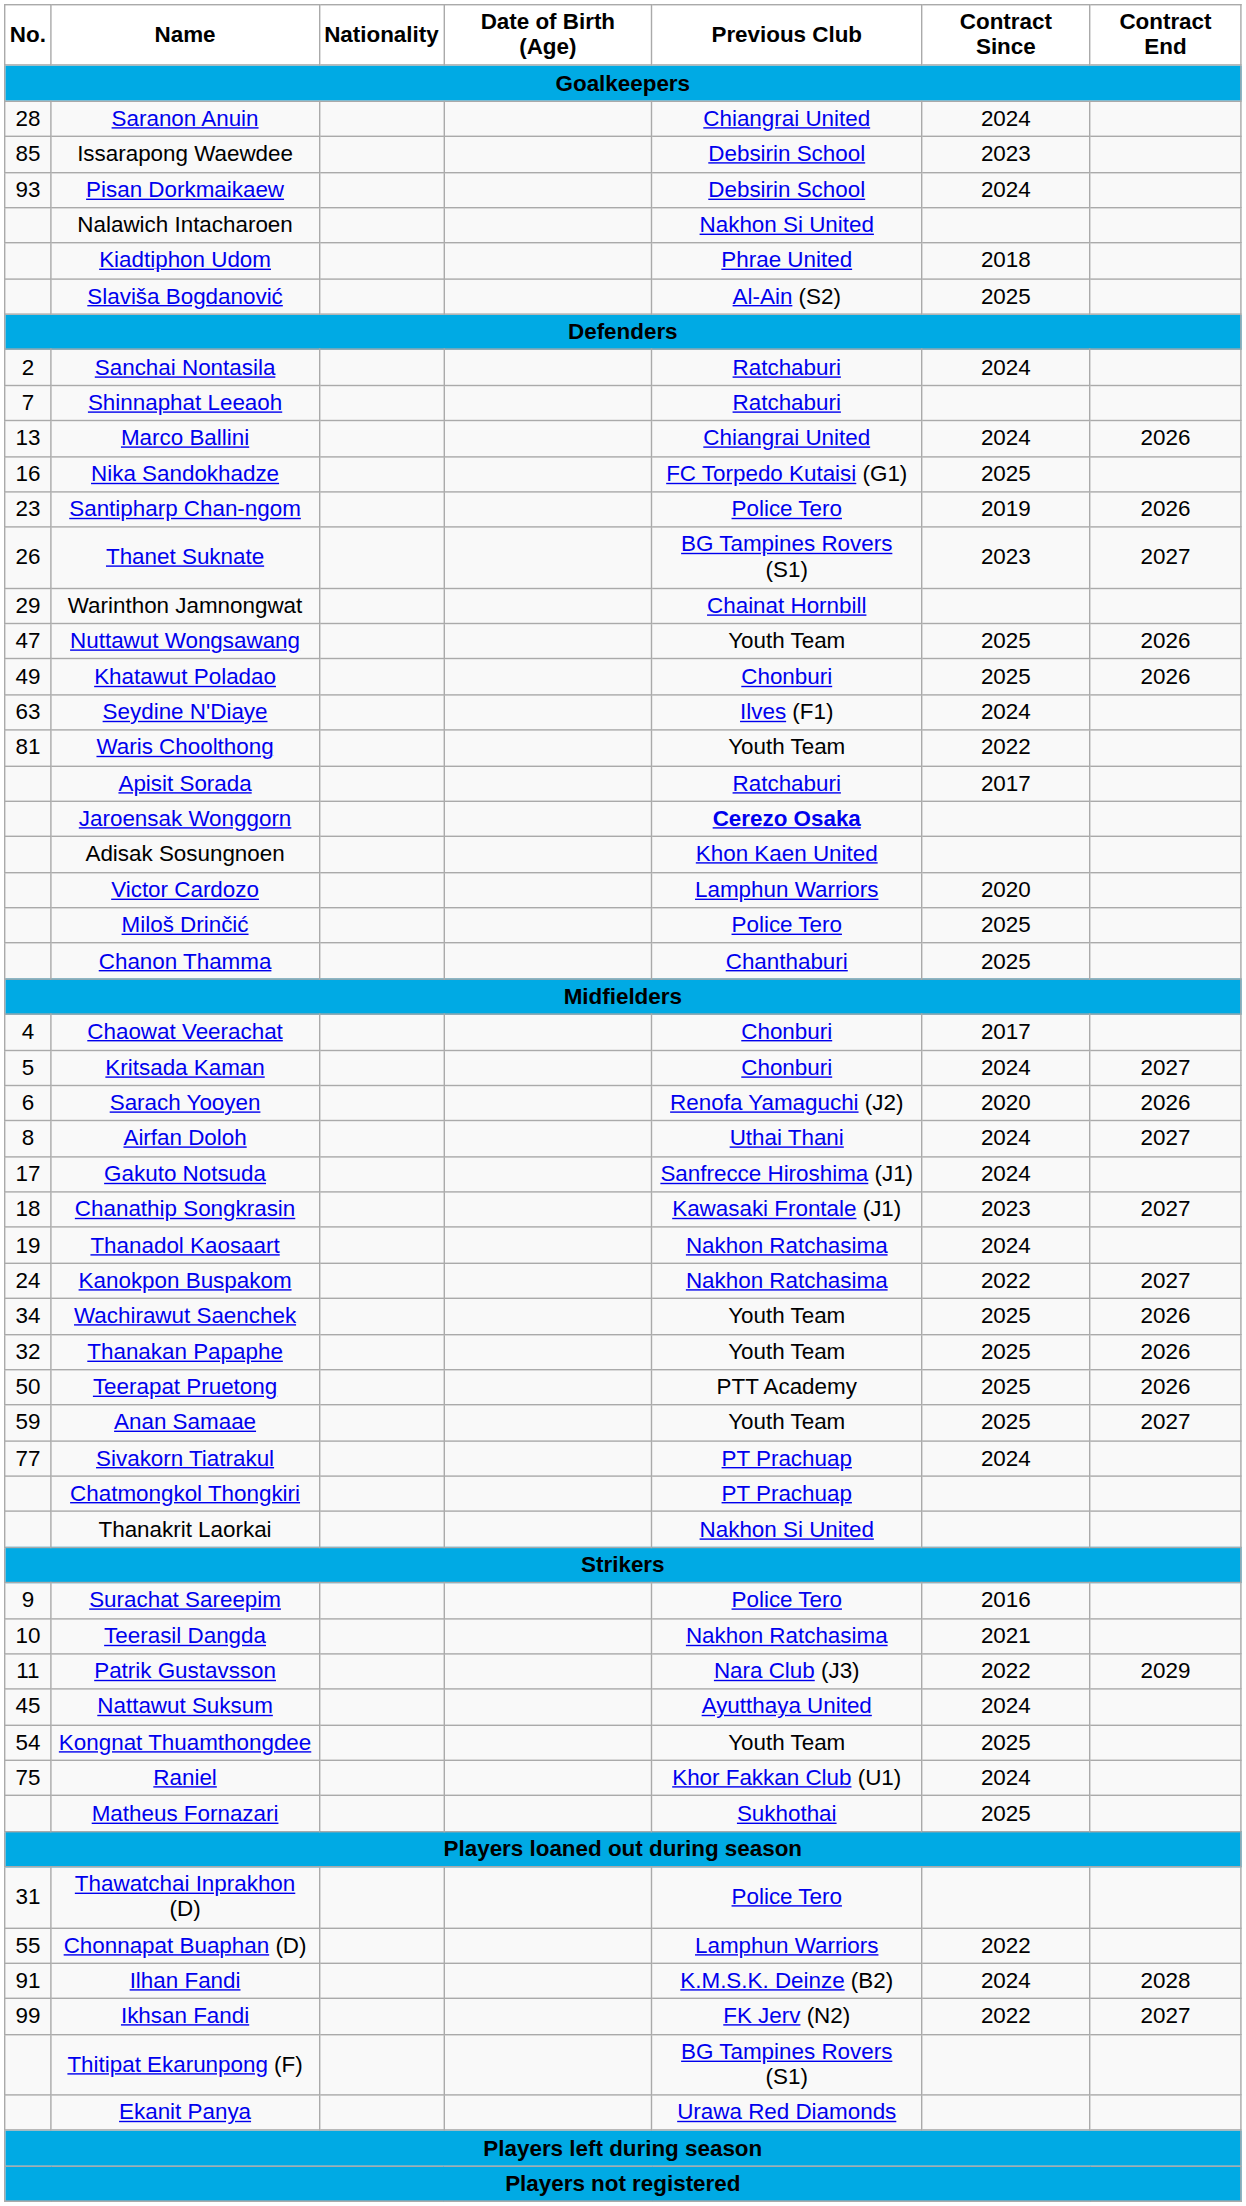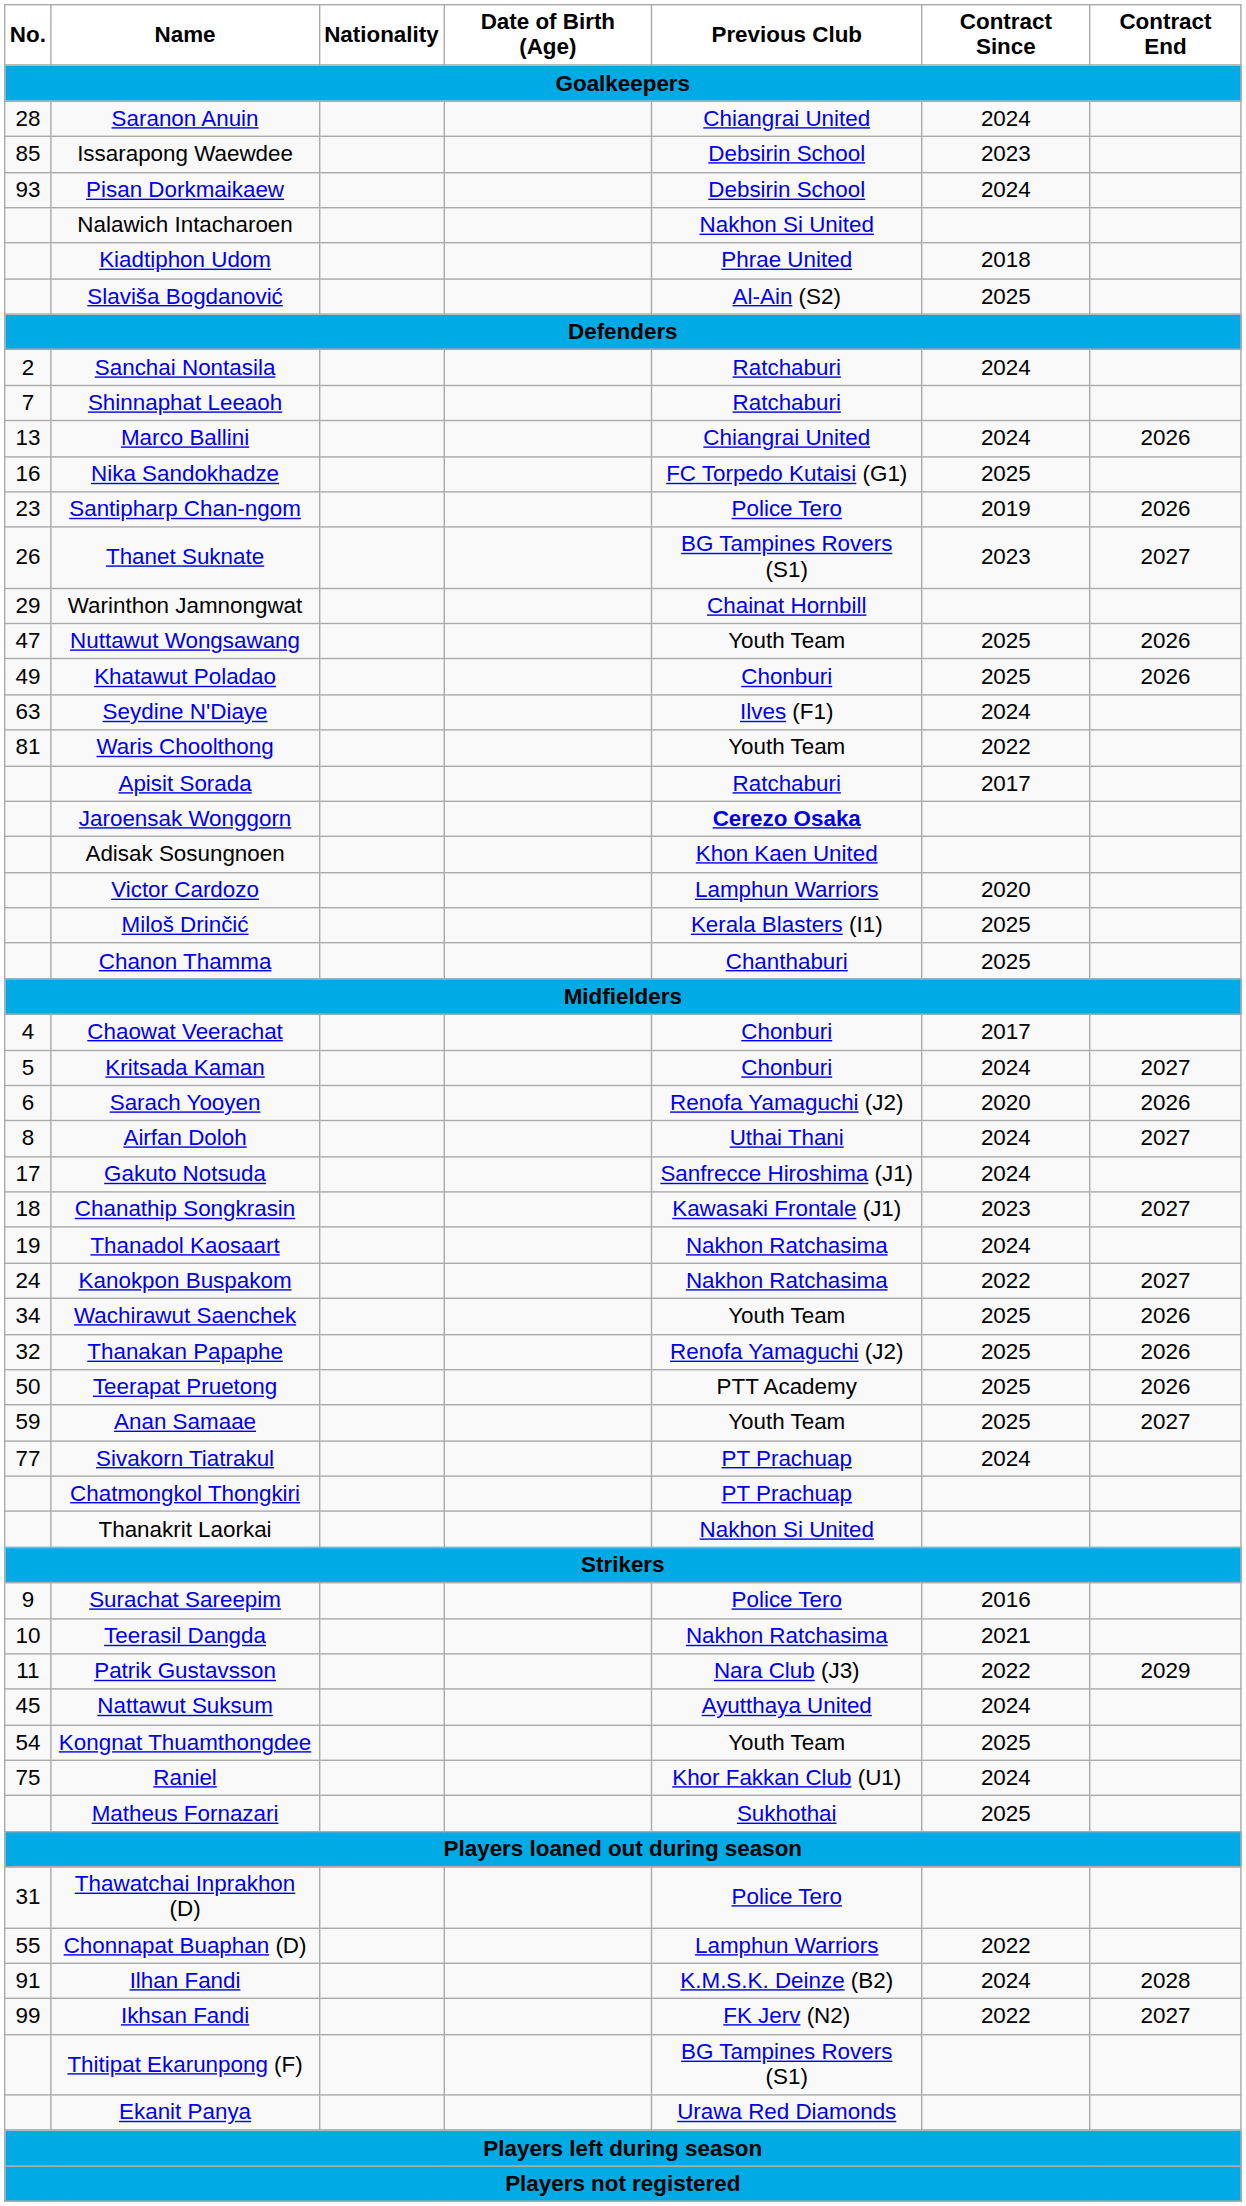(787, 925) Police Tero -> (787, 925) Kerala Blasters (I1)
(787, 1351) Youth Team -> (787, 1351) Renofa Yamaguchi (J2)
